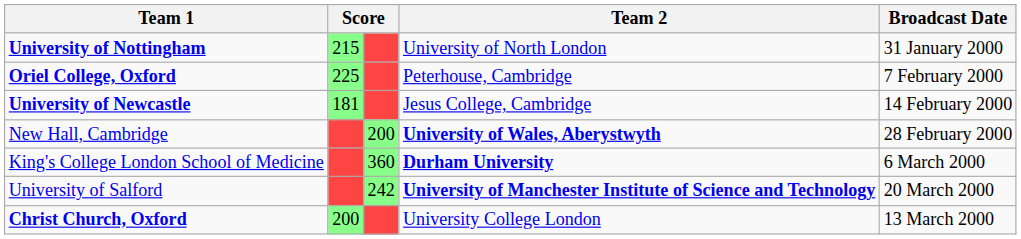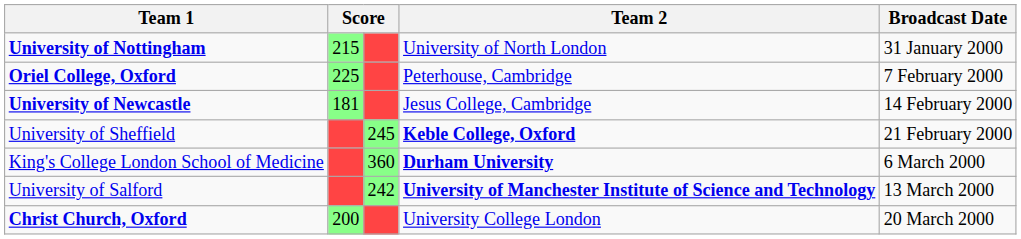+ row: (92, 133)
- row: (88, 133)
(939, 190) 20 March 2000 -> (939, 190) 13 March 2000
(939, 219) 13 March 2000 -> (939, 219) 20 March 2000
